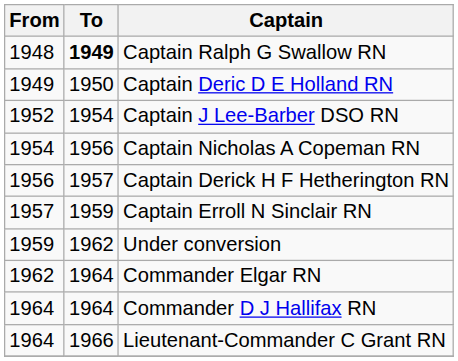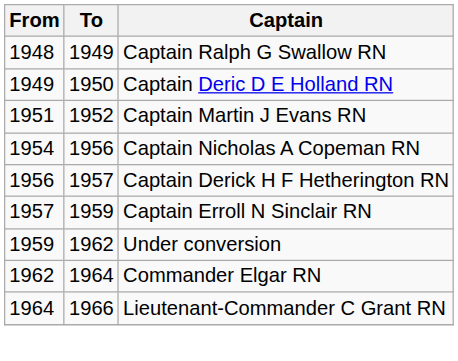(91, 52) bold -> (91, 52) normal
+ row: (245, 116)
- row: (261, 116)
- row: (250, 308)
